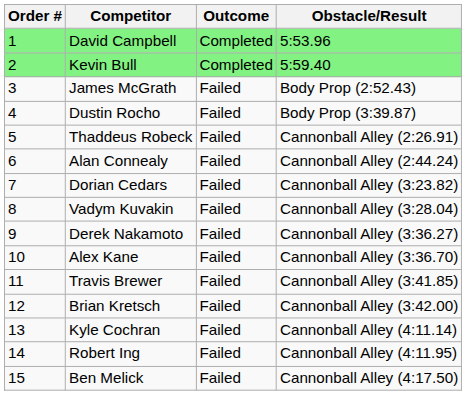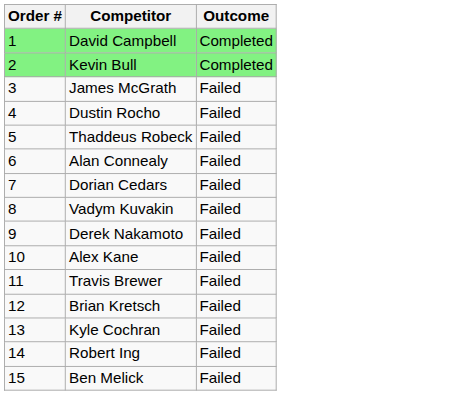- column: (369, 16)
